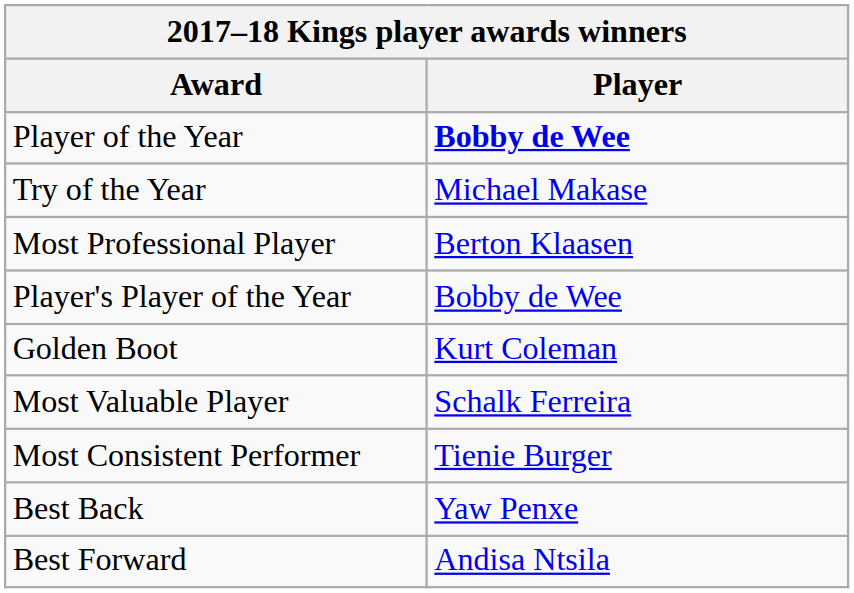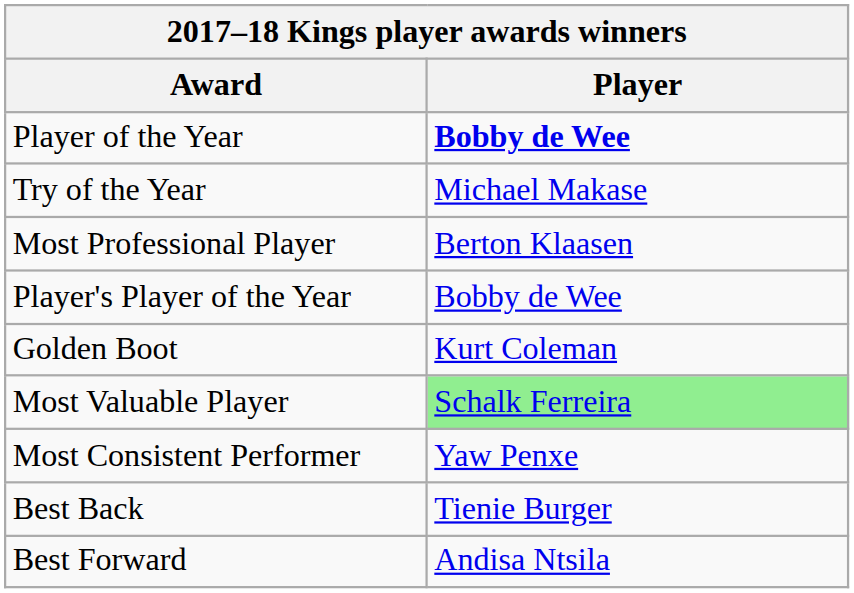(533, 402) no background -> (533, 402) lightgreen background
(523, 455) Tienie Burger -> (506, 455) Yaw Penxe
(506, 508) Yaw Penxe -> (523, 508) Tienie Burger
